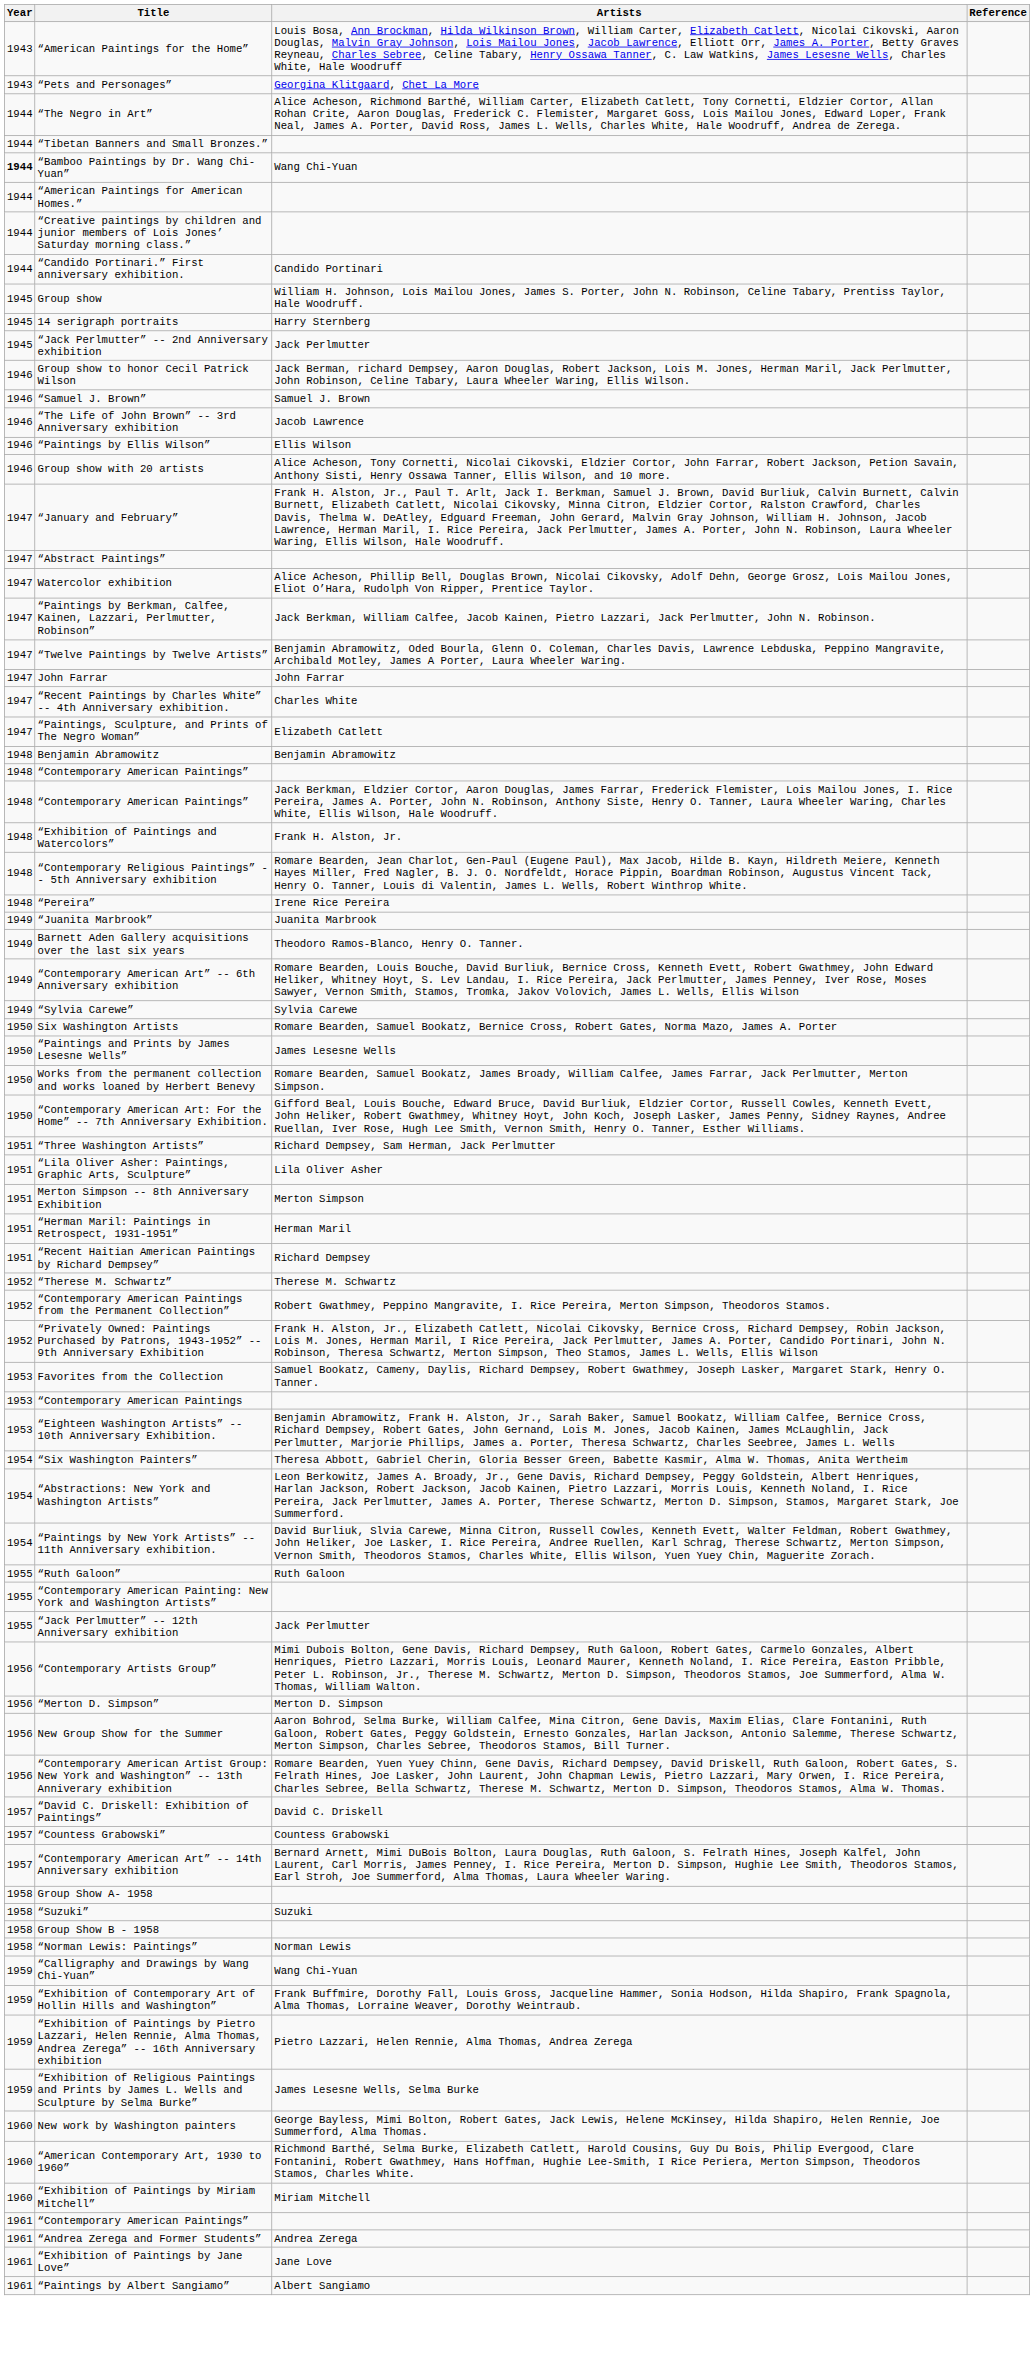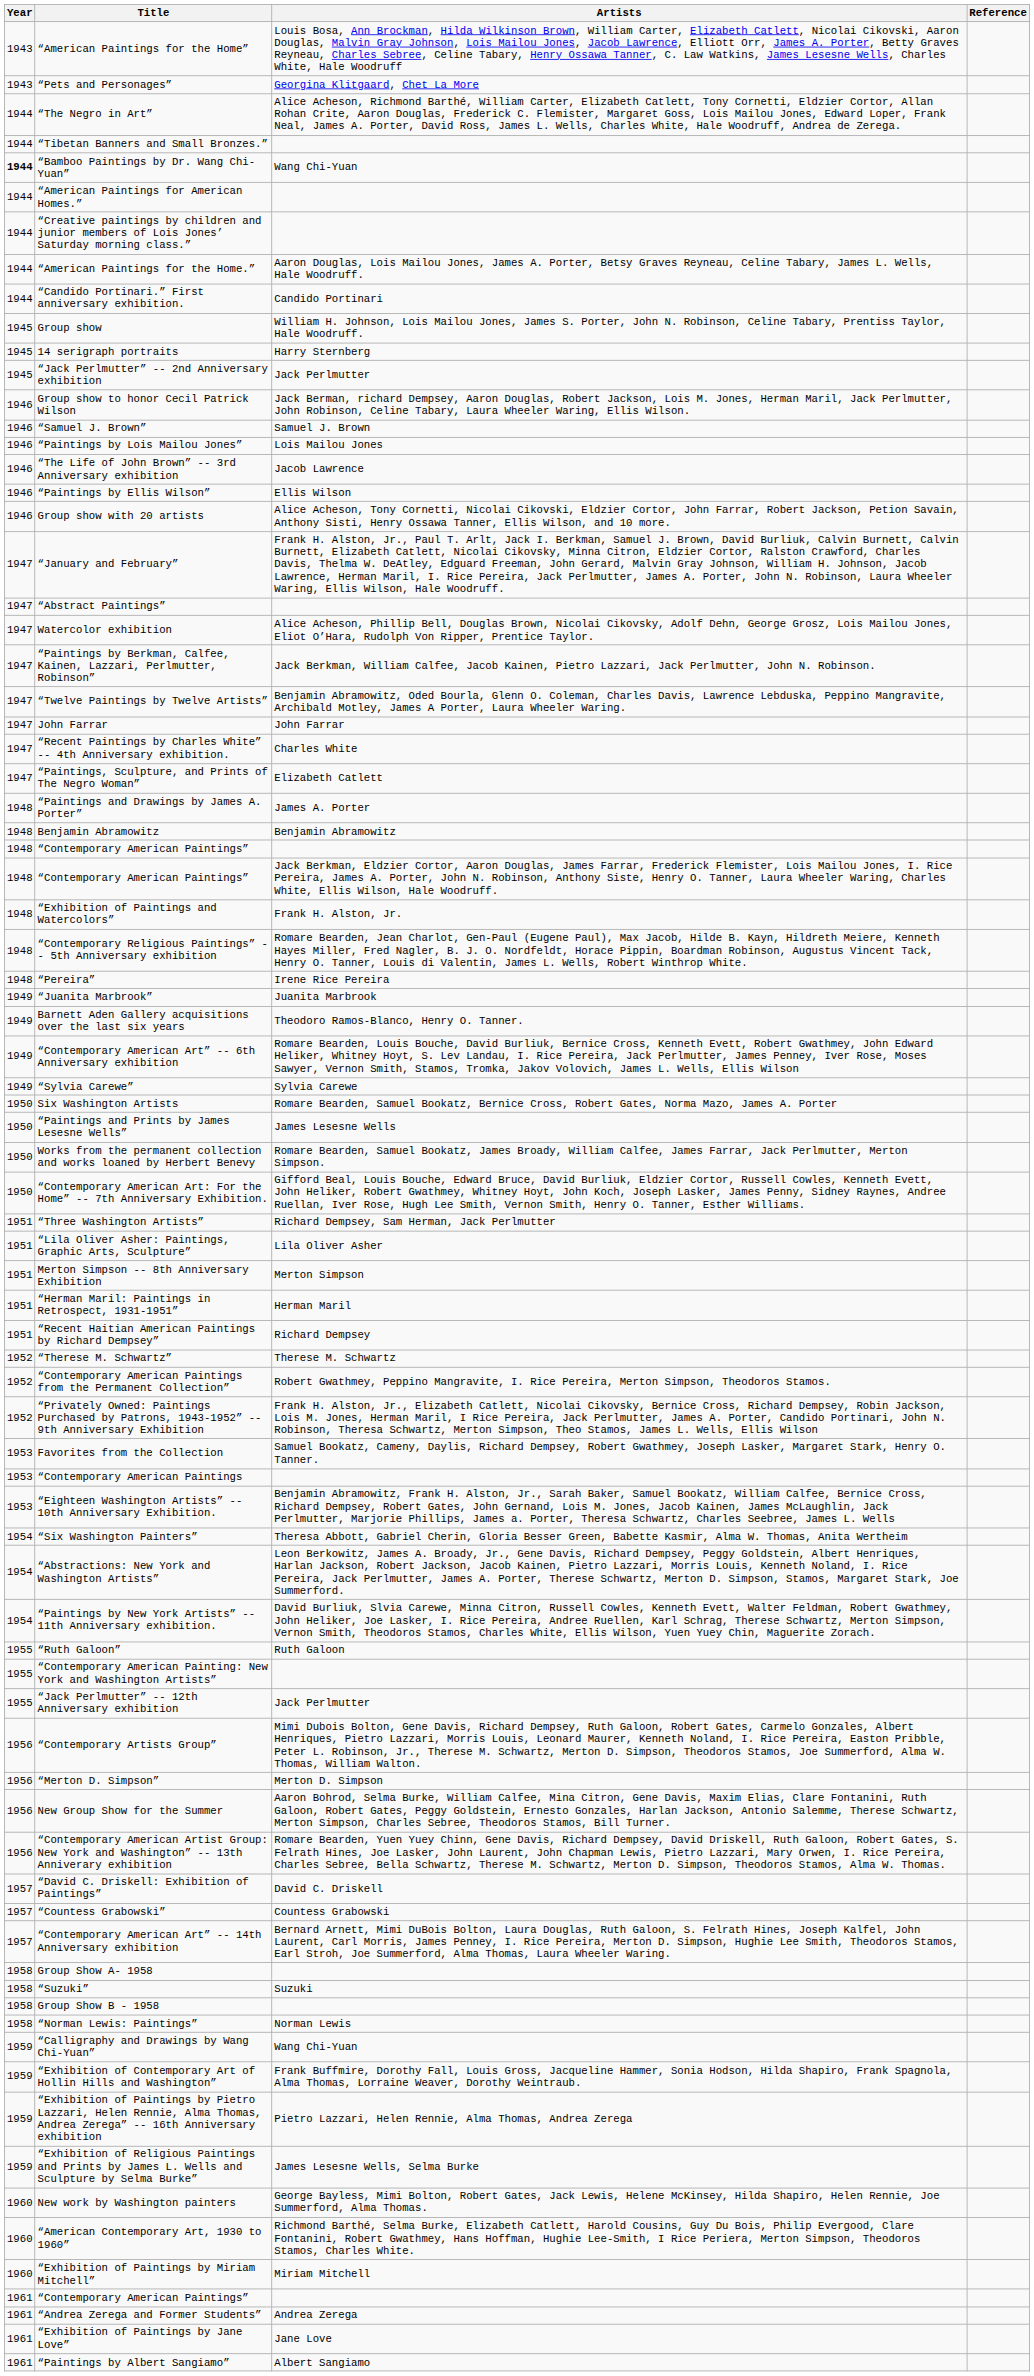+ row: (146, 269)
+ row: (140, 446)
+ row: (150, 808)
